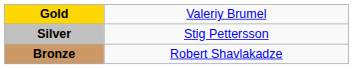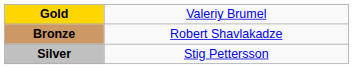rows swapped: (54, 34) <-> (54, 53)
